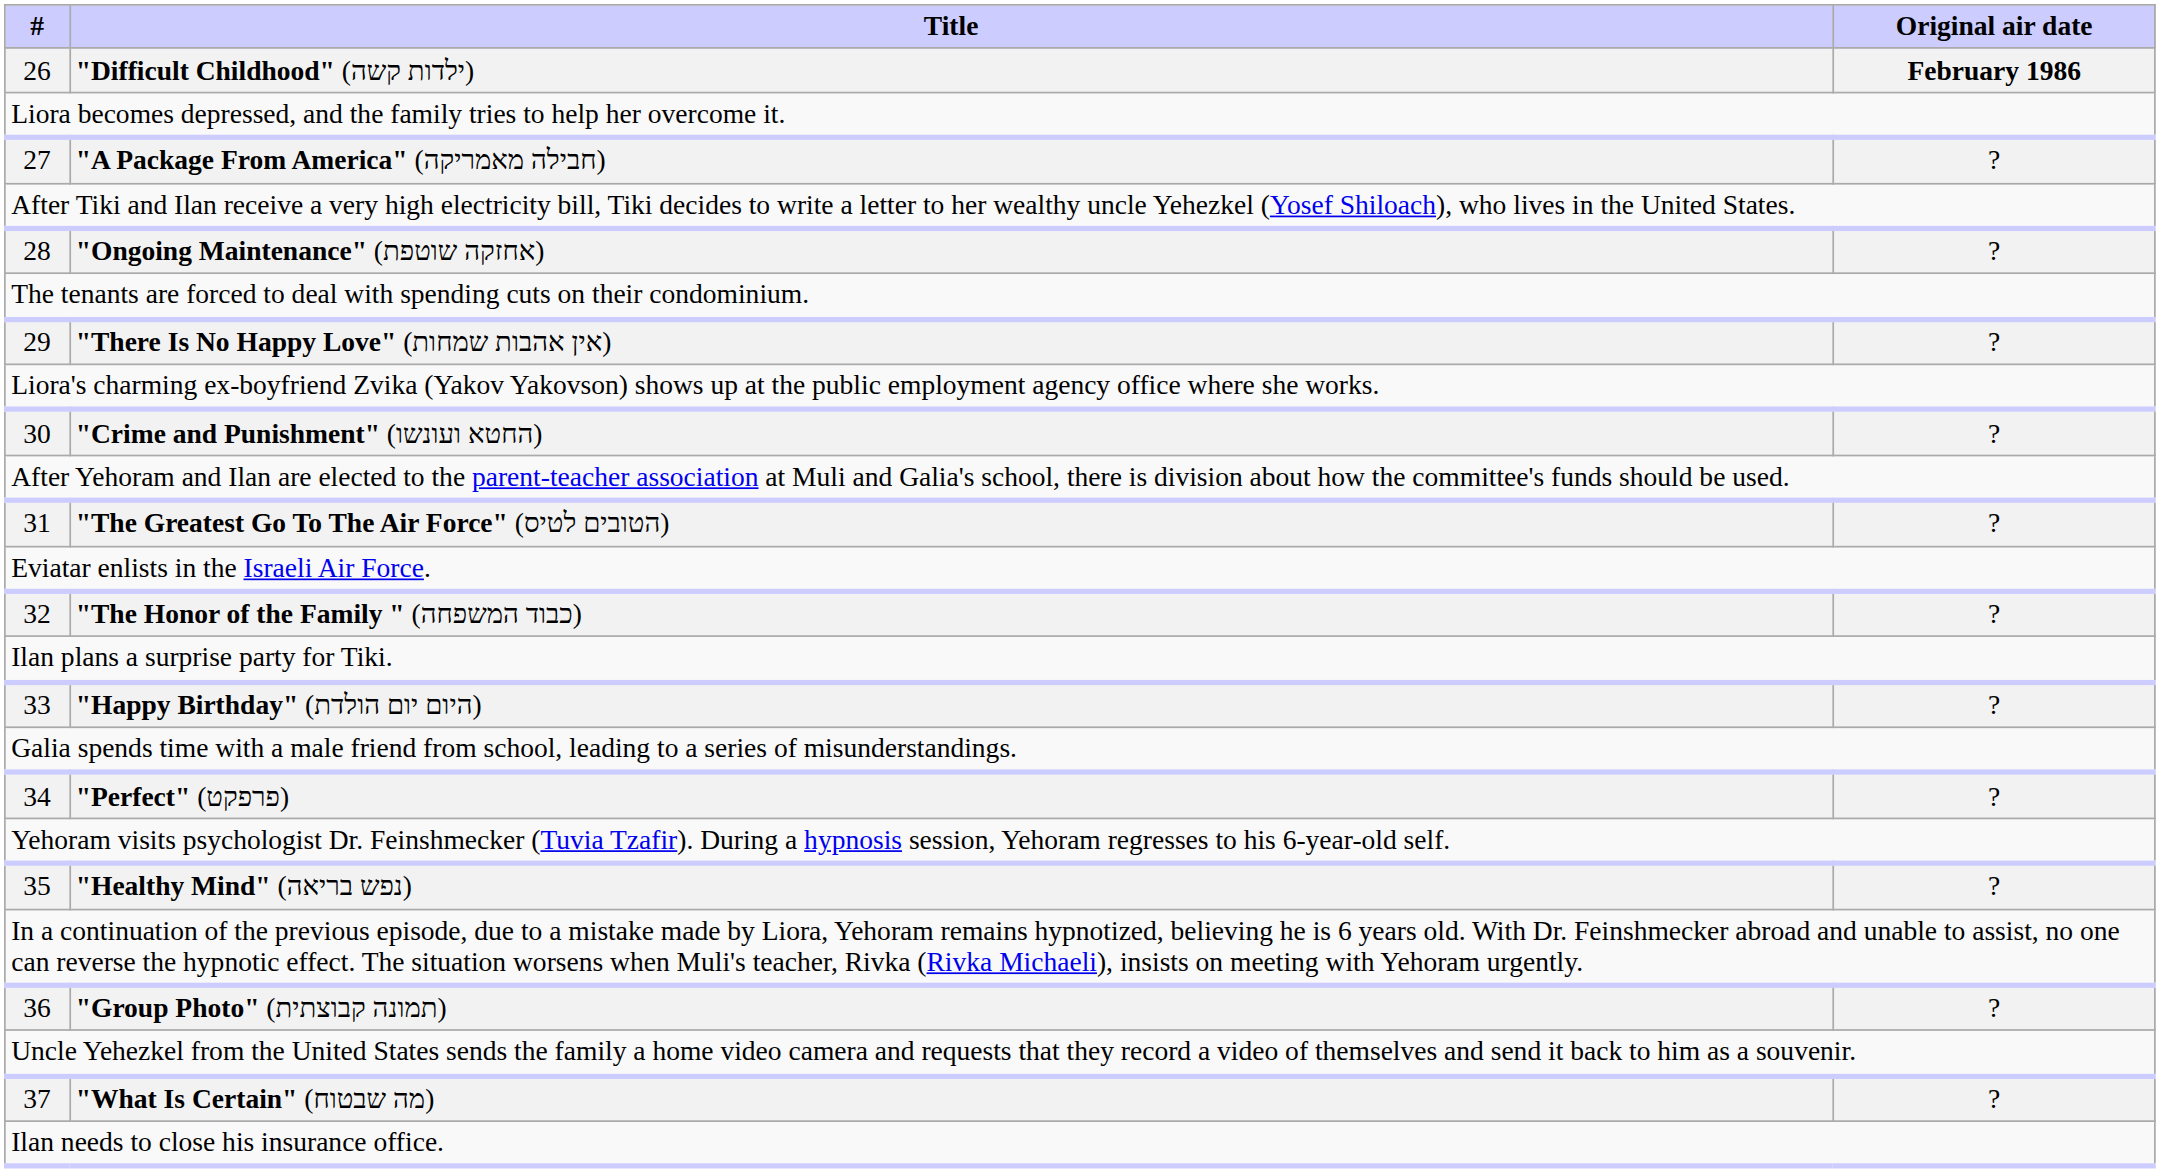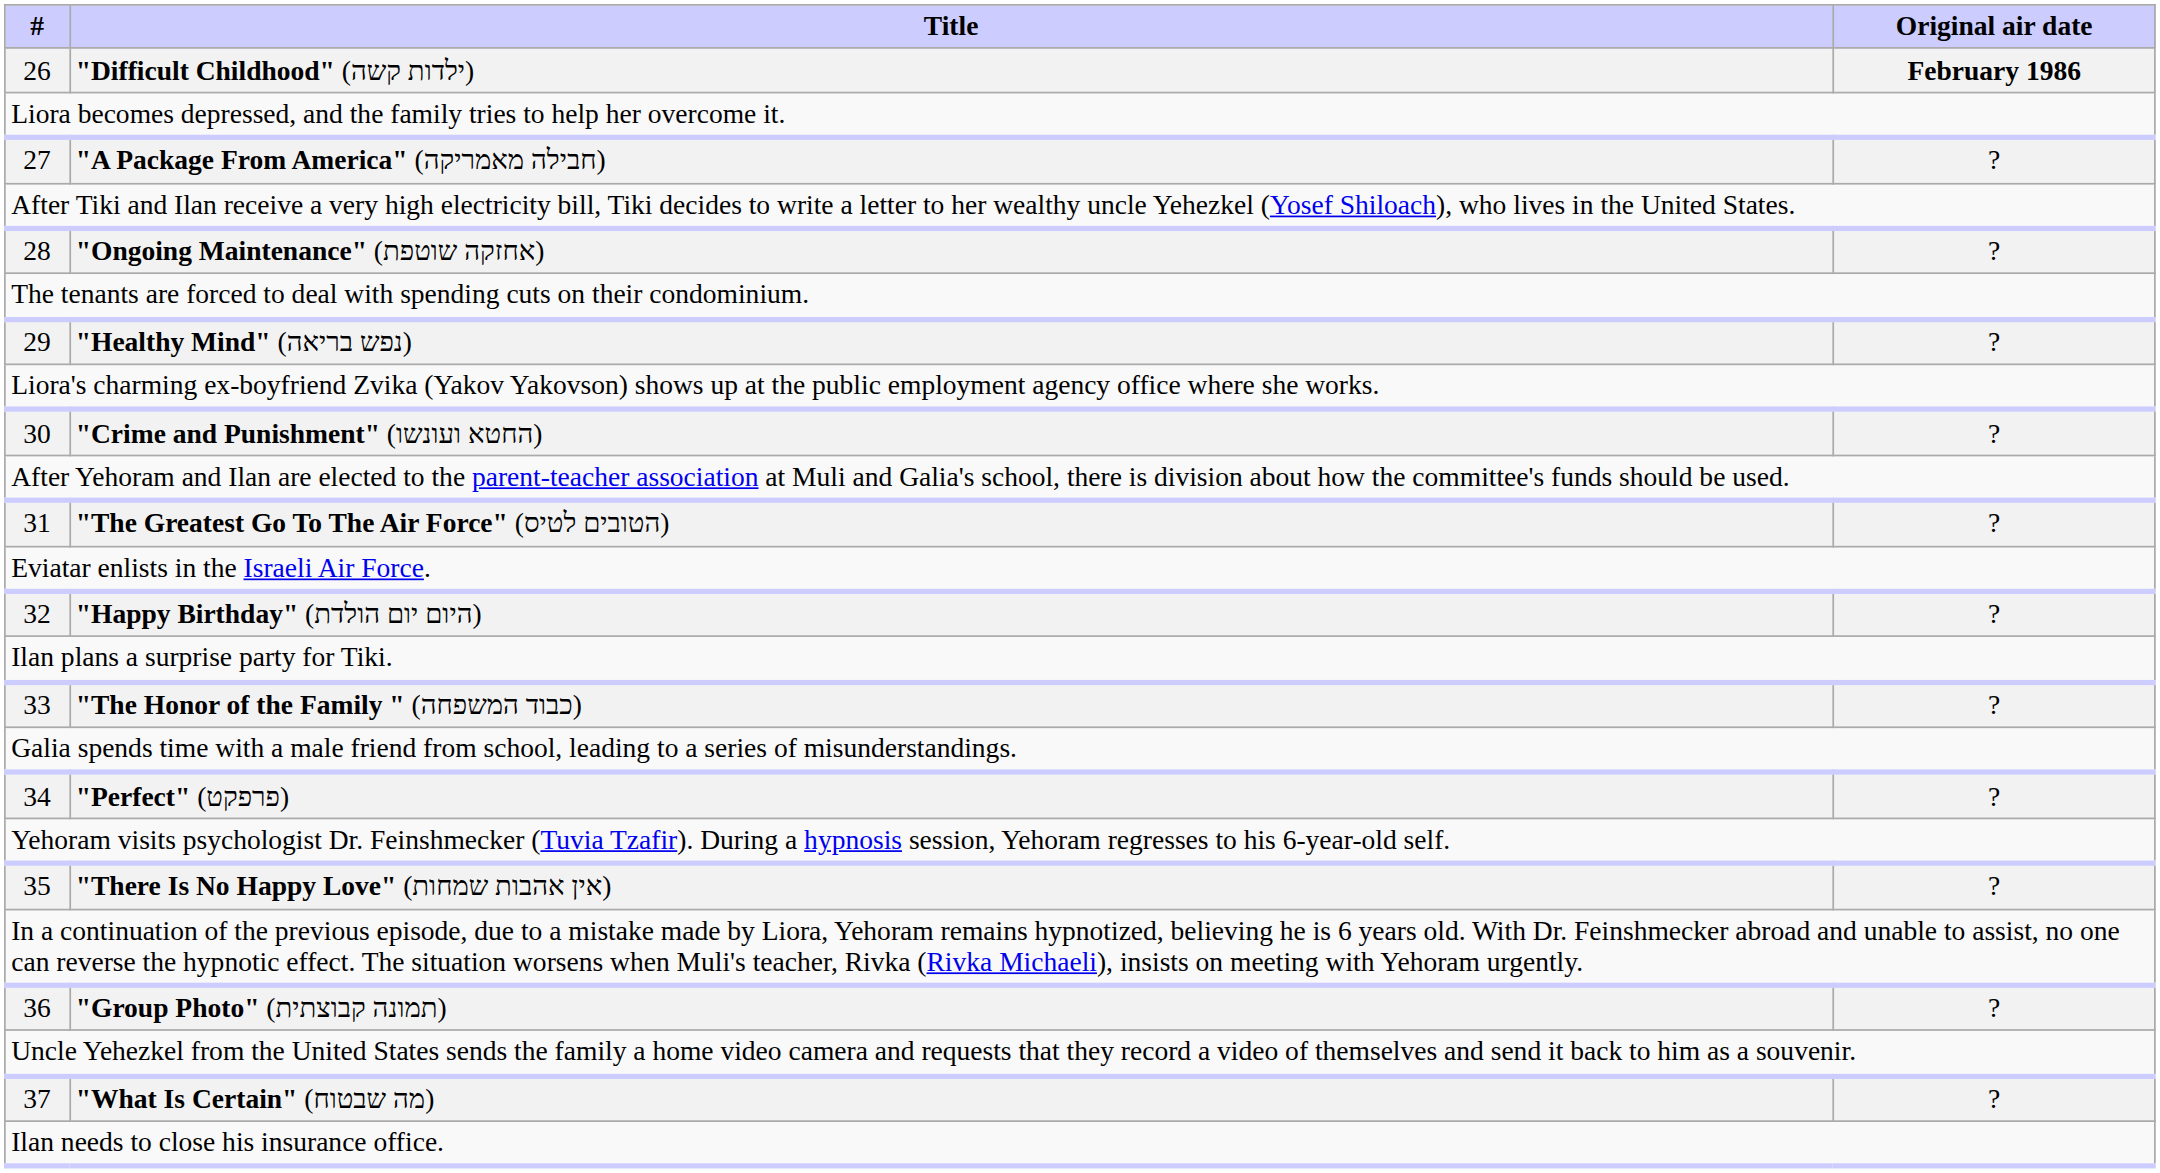(344, 342) "There Is No Happy Love" (אין אהבות שמחות) -> (244, 342) "Healthy Mind" (נפש בריאה)
(329, 614) "The Honor of the Family " (כבוד המשפחה) -> (279, 614) "Happy Birthday" (היום יום הולדת)
(279, 705) "Happy Birthday" (היום יום הולדת) -> (329, 705) "The Honor of the Family " (כבוד המשפחה)
(244, 886) "Healthy Mind" (נפש בריאה) -> (344, 886) "There Is No Happy Love" (אין אהבות שמחות)
